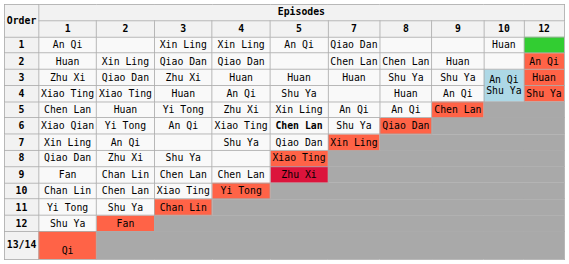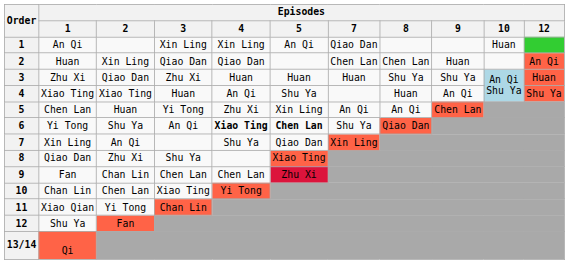(68, 126) Xiao Qian -> (68, 126) Yi Tong
(125, 126) Yi Tong -> (125, 126) Shu Ya
(241, 126) normal -> (241, 126) bold
(68, 207) Yi Tong -> (68, 207) Xiao Qian
(125, 207) Shu Ya -> (125, 207) Yi Tong
